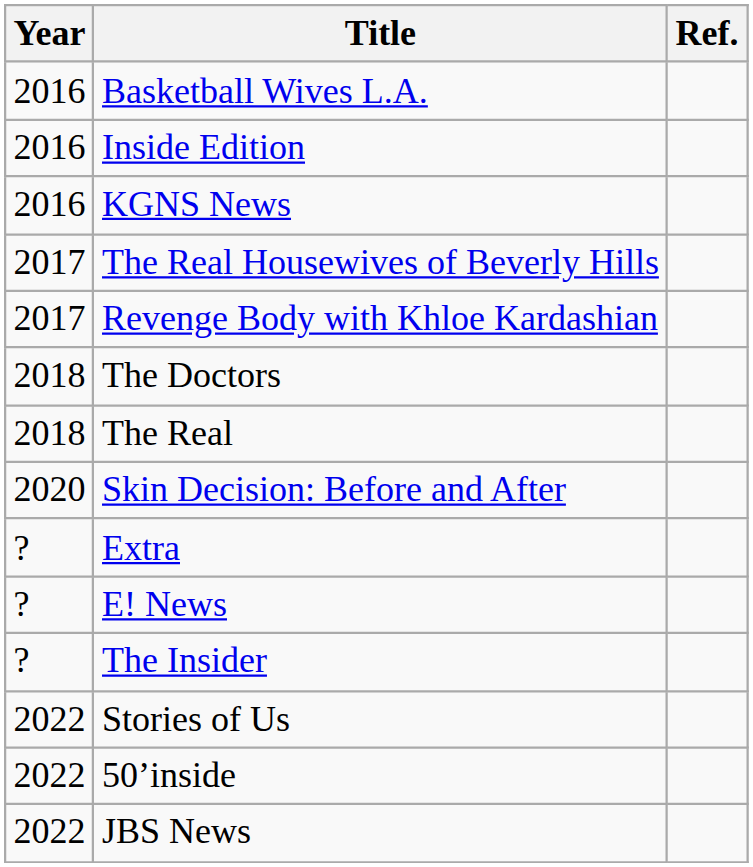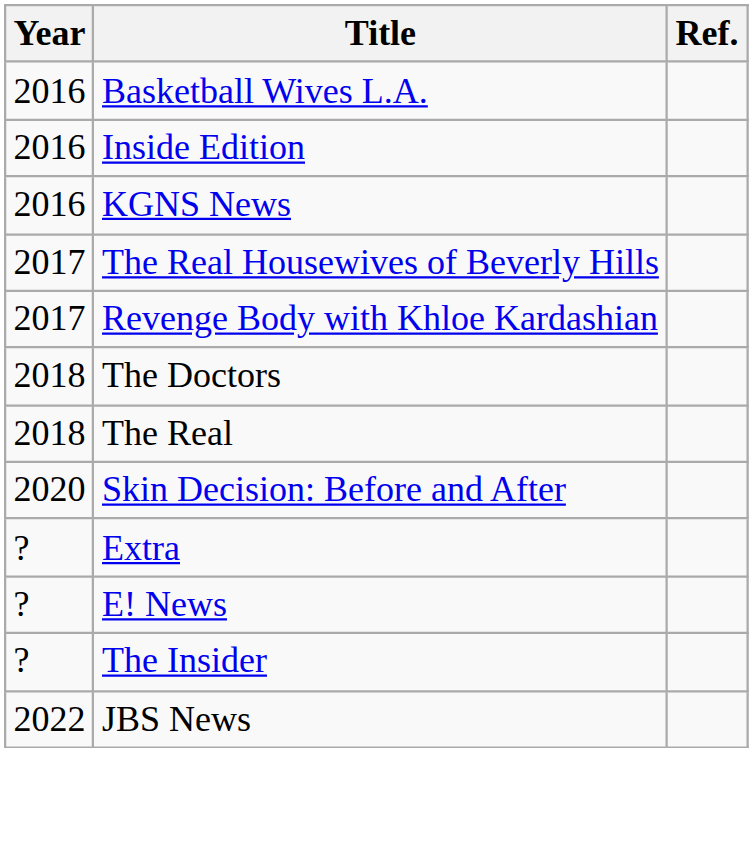- row: (196, 718)
- row: (169, 775)
